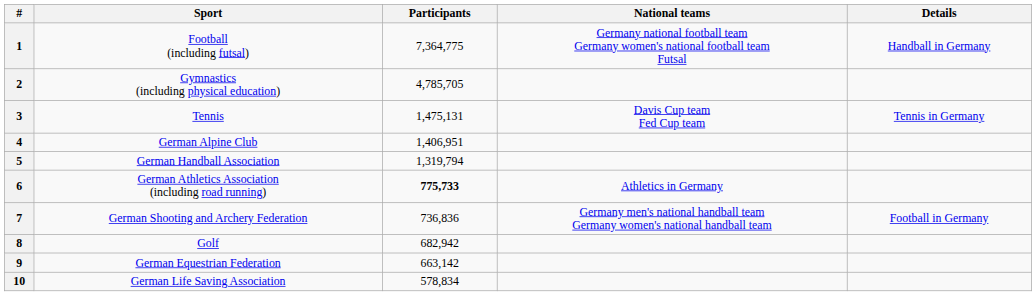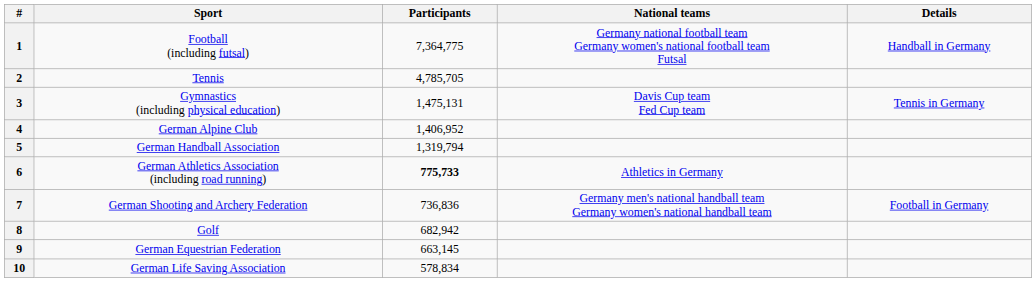(208, 84) Gymnastics (including physical education) -> (208, 78) Tennis
(208, 116) Tennis -> (208, 103) Gymnastics (including physical education)
(440, 142) 1,406,951 -> (440, 128) 1,406,952
(440, 262) 663,142 -> (440, 249) 663,145
